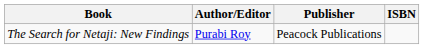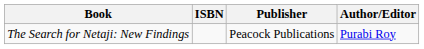columns swapped: (233, 14) <-> (402, 14)
